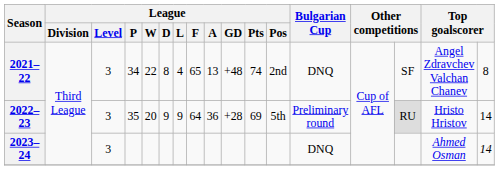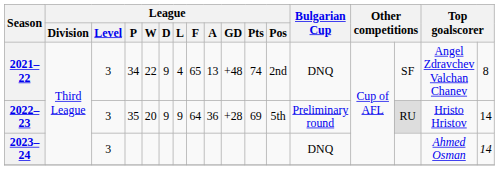(166, 71) 8 -> (166, 71) 9
